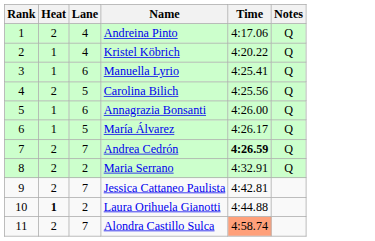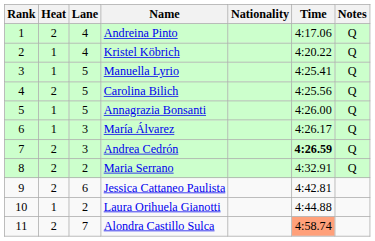+ column: (260, 14)
(85, 71) 6 -> (85, 71) 5
(85, 110) 6 -> (85, 110) 5
(85, 129) 5 -> (85, 129) 3
(85, 149) 7 -> (85, 149) 3
(85, 187) 7 -> (85, 187) 6
(54, 206) bold -> (54, 206) normal
